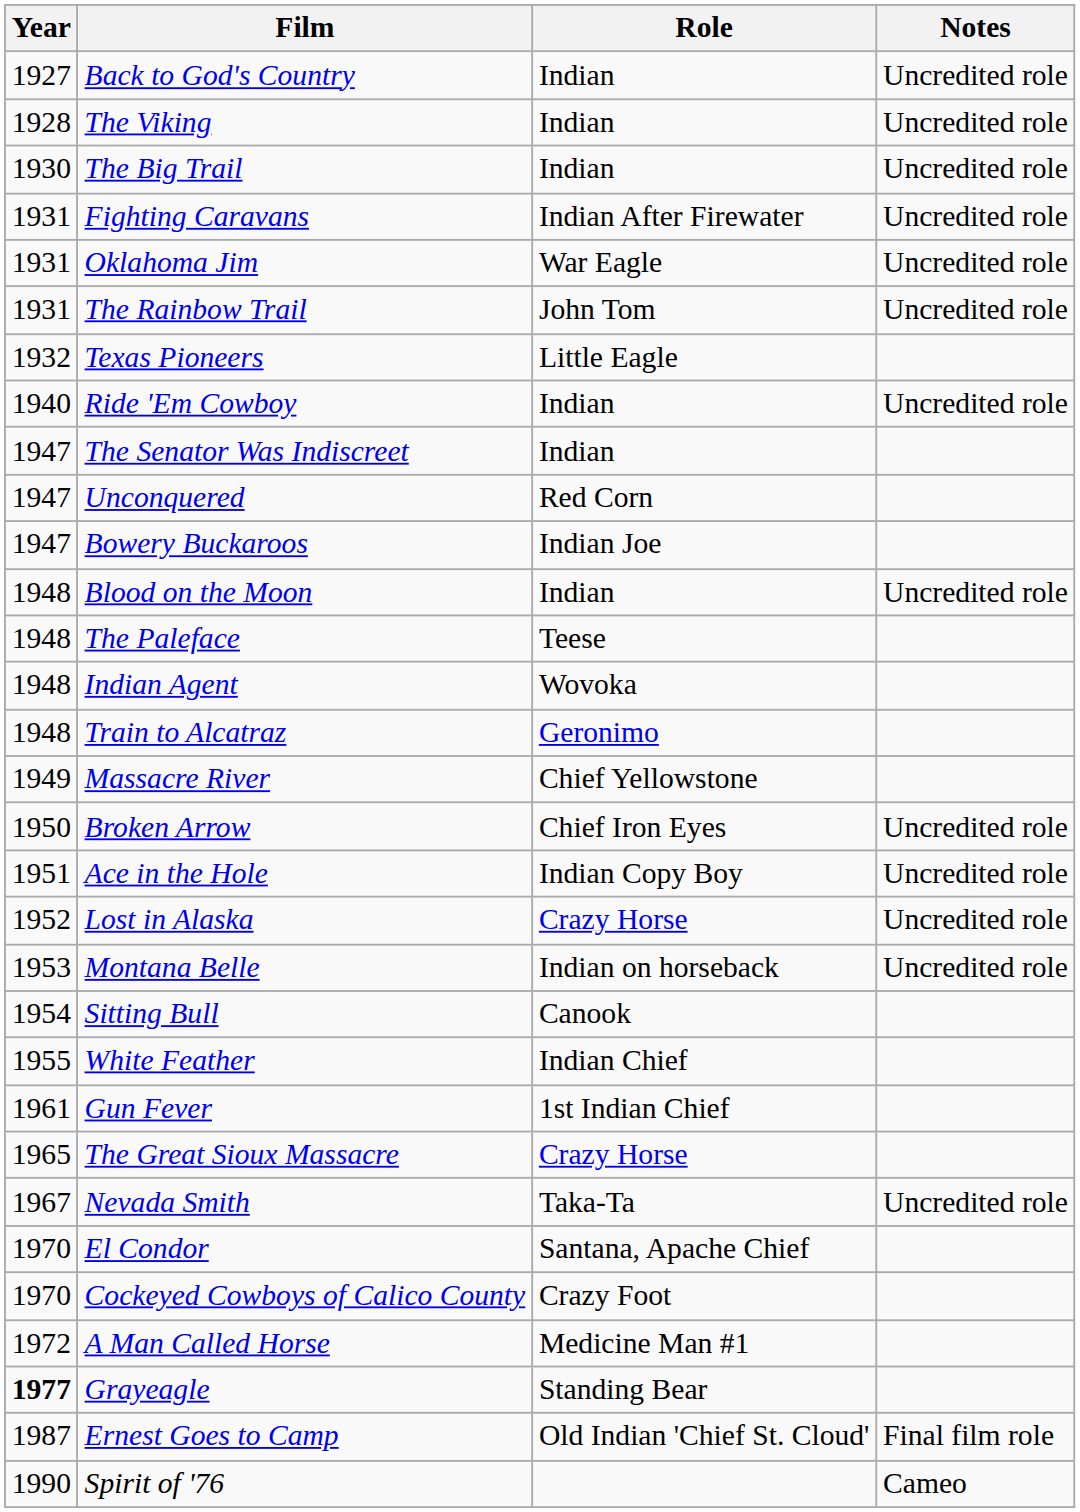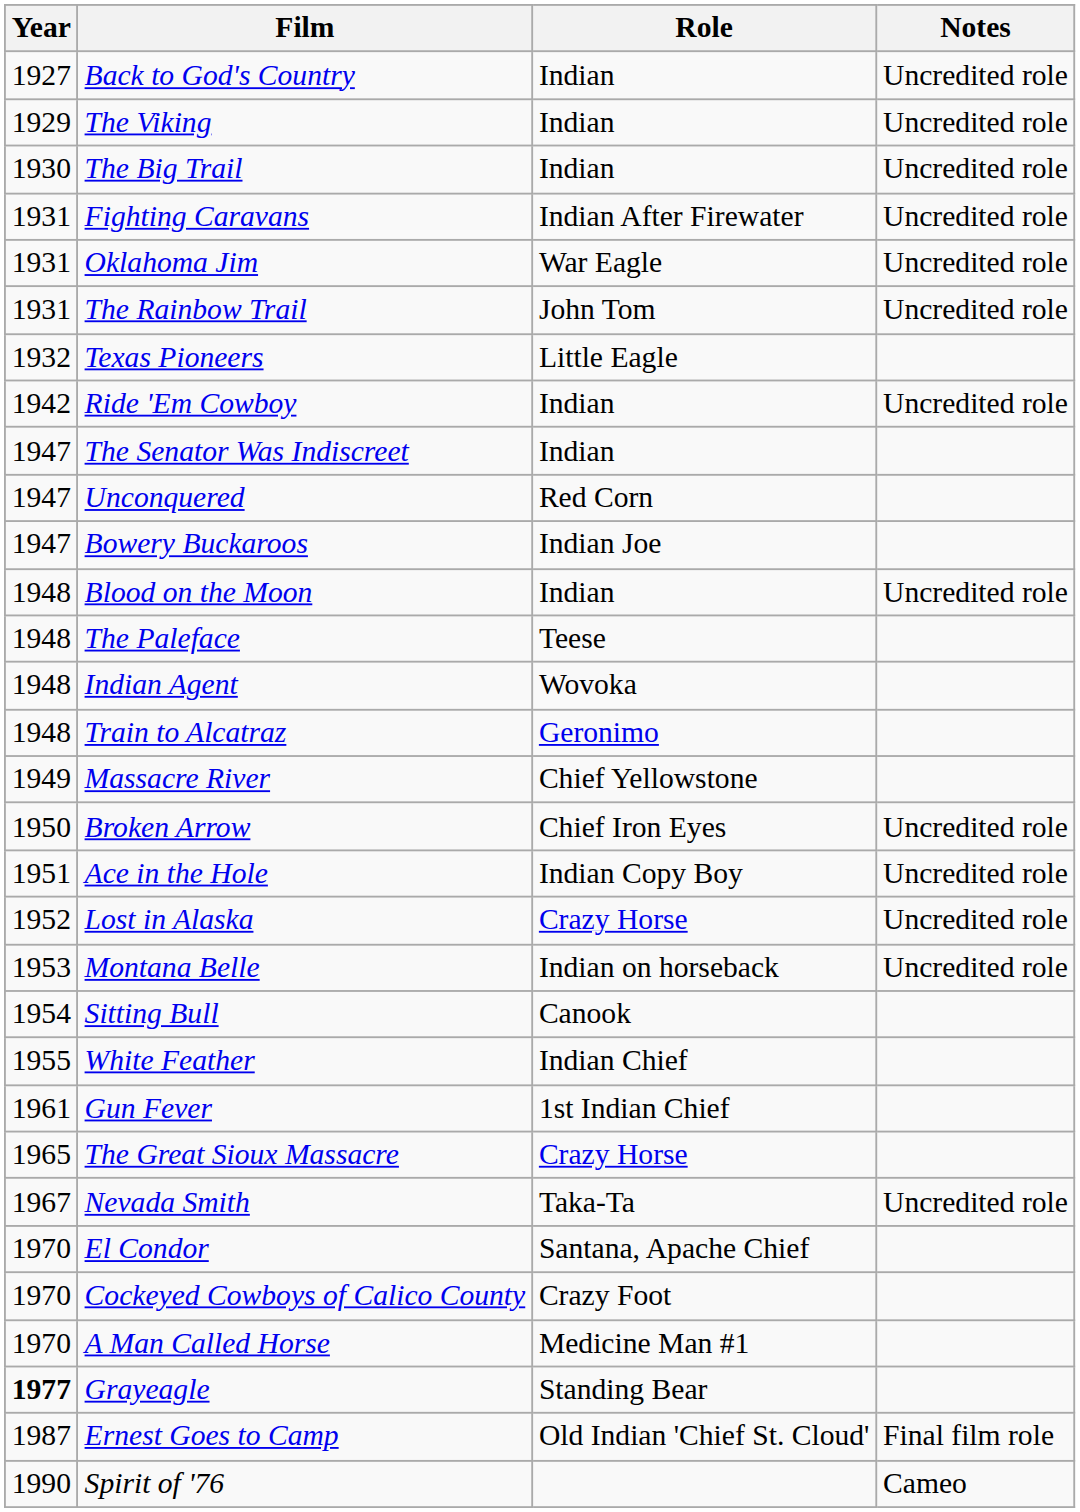(41, 121) 1928 -> (41, 121) 1929
(41, 403) 1940 -> (41, 403) 1942
(41, 1342) 1972 -> (41, 1342) 1970
